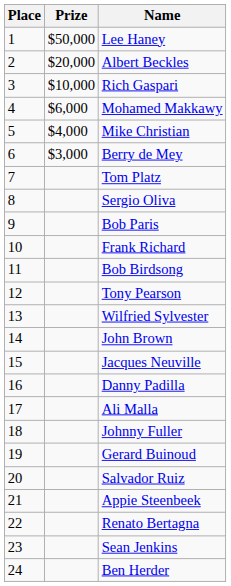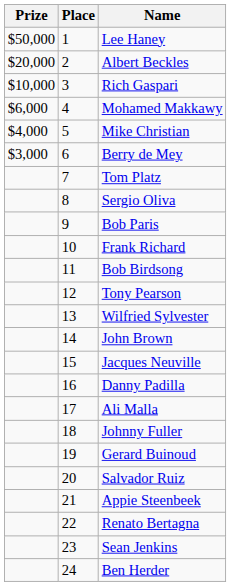columns swapped: (24, 16) <-> (71, 16)
